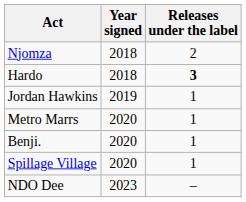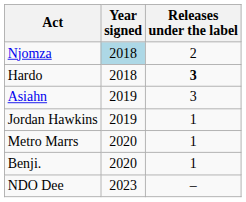(123, 53) no background -> (123, 53) lightblue background
+ row: (27, 97)
- row: (52, 163)
